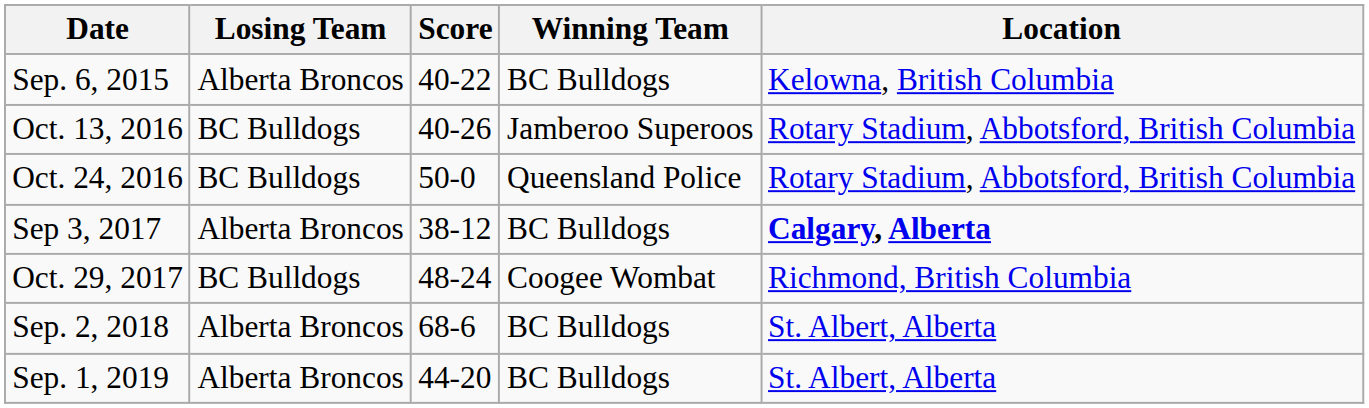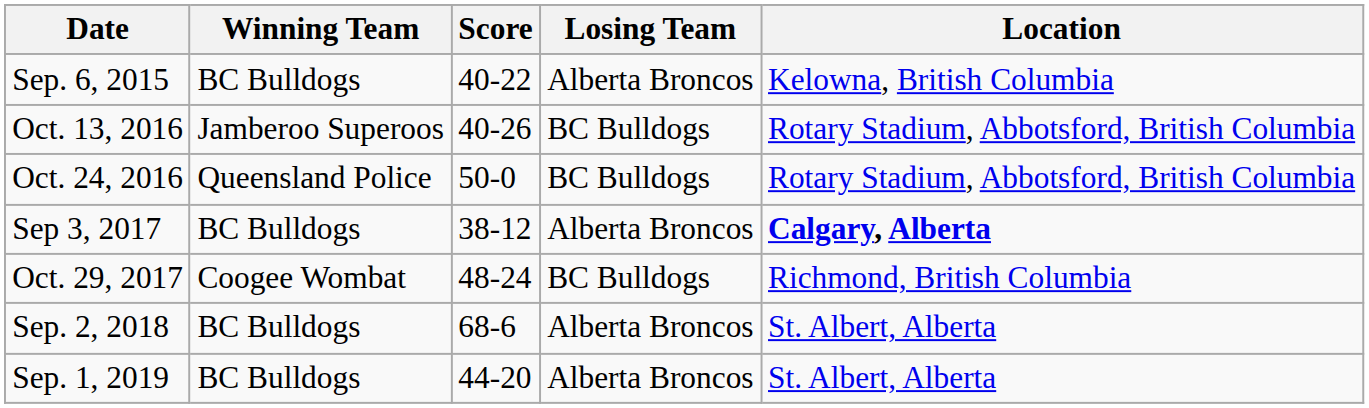columns swapped: (630, 29) <-> (301, 29)
